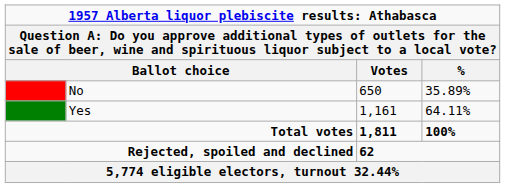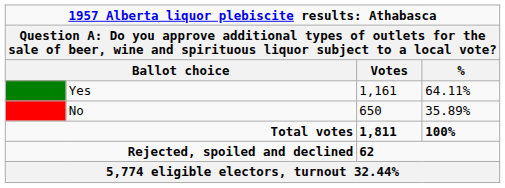rows swapped: (80, 111) <-> (76, 91)
